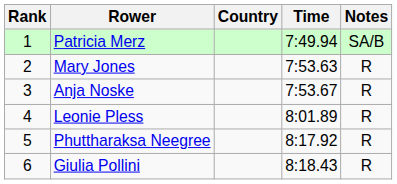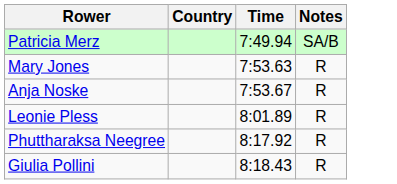- column: (27, 16)
